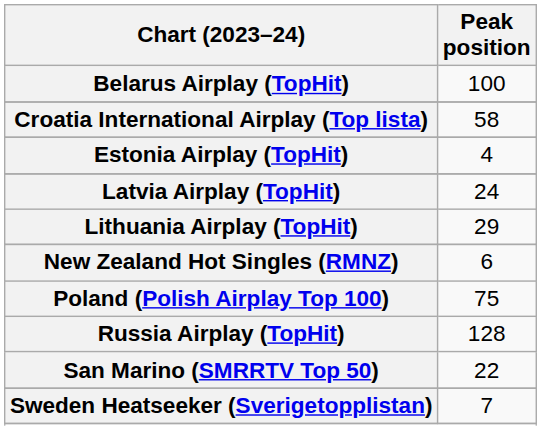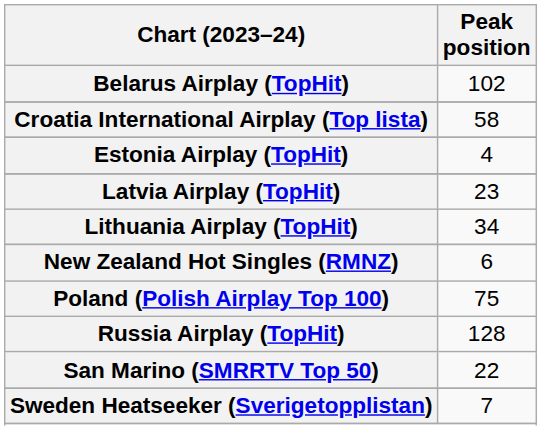(487, 83) 100 -> (487, 83) 102
(487, 190) 24 -> (487, 190) 23
(487, 226) 29 -> (487, 226) 34
